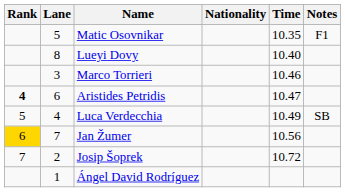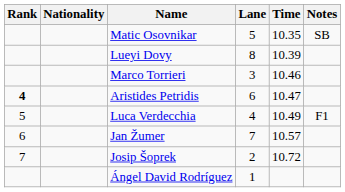columns swapped: (57, 14) <-> (236, 14)
(322, 34) F1 -> (322, 34) SB
(286, 55) 10.40 -> (286, 55) 10.39
(322, 116) SB -> (322, 116) F1
(22, 136) gold background -> (22, 136) no background
(286, 136) 10.56 -> (286, 136) 10.57
